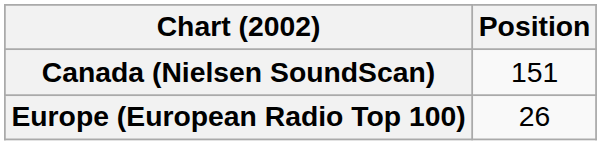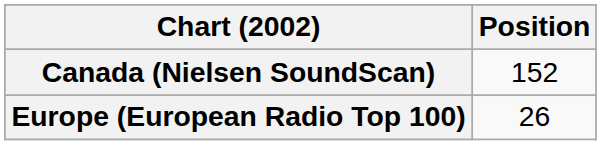(535, 71) 151 -> (535, 71) 152
